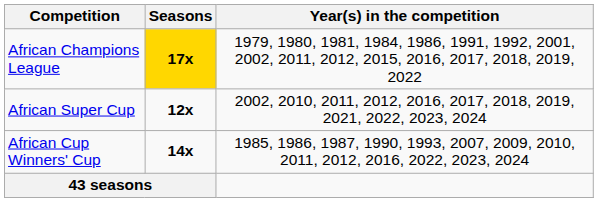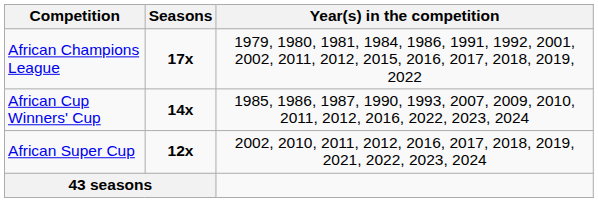(181, 58) gold background -> (181, 58) no background
rows swapped: (54, 151) <-> (71, 109)
